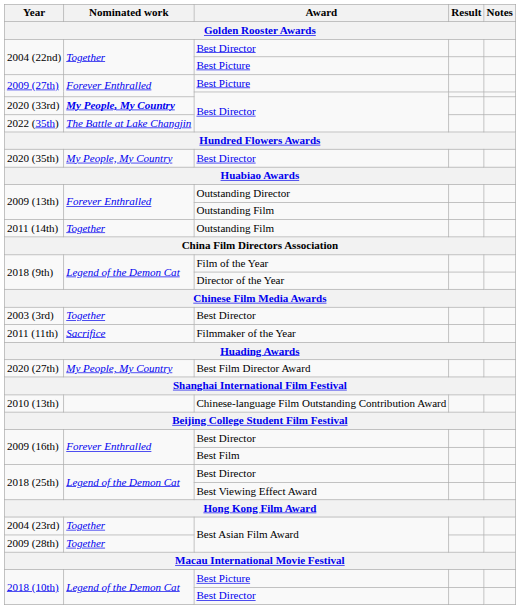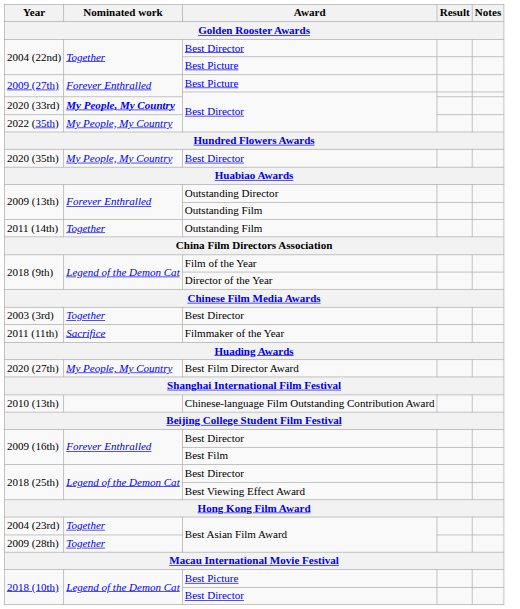(129, 123) The Battle at Lake Changjin -> (119, 123) My People, My Country
